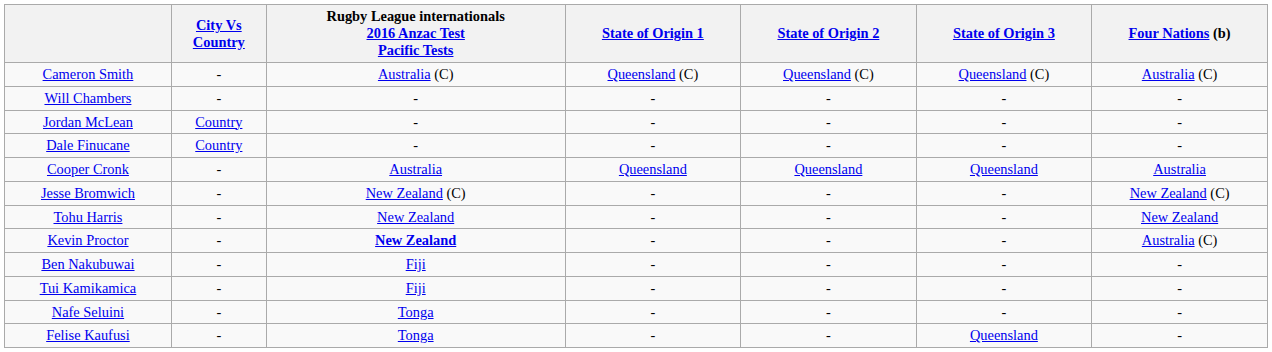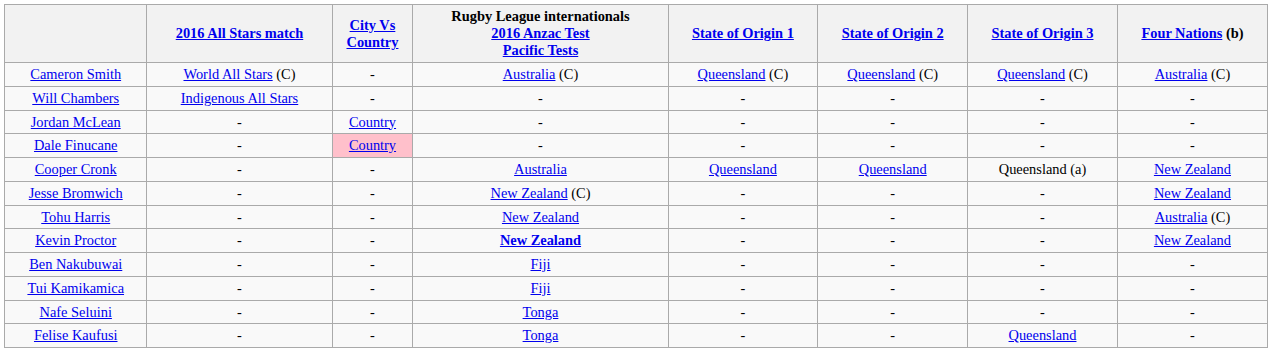+ column: (239, 33)
(219, 145) no background -> (372, 145) pink background
(1004, 169) Queensland -> (1043, 169) Queensland (a)
(1180, 169) Australia -> (1192, 169) New Zealand
(1180, 193) New Zealand (C) -> (1192, 193) New Zealand
(1180, 217) New Zealand -> (1192, 217) Australia (C)
(1180, 240) Australia (C) -> (1192, 240) New Zealand
